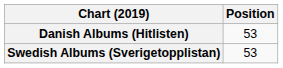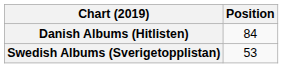(250, 33) 53 -> (250, 33) 84
